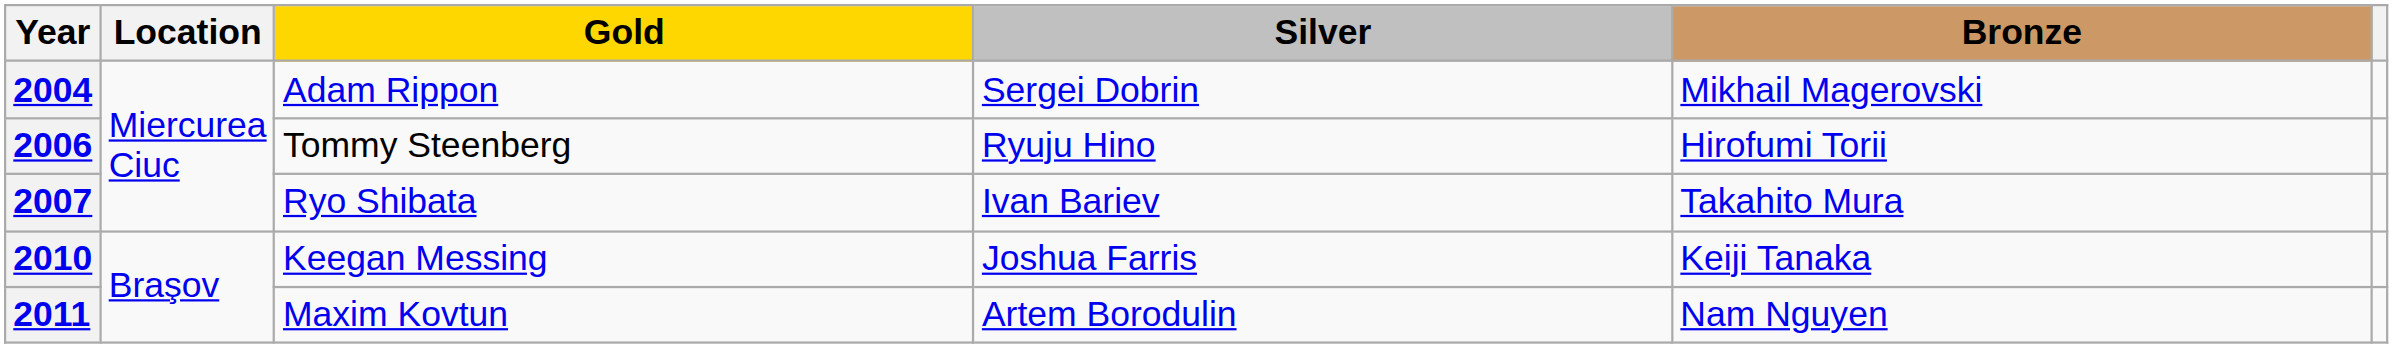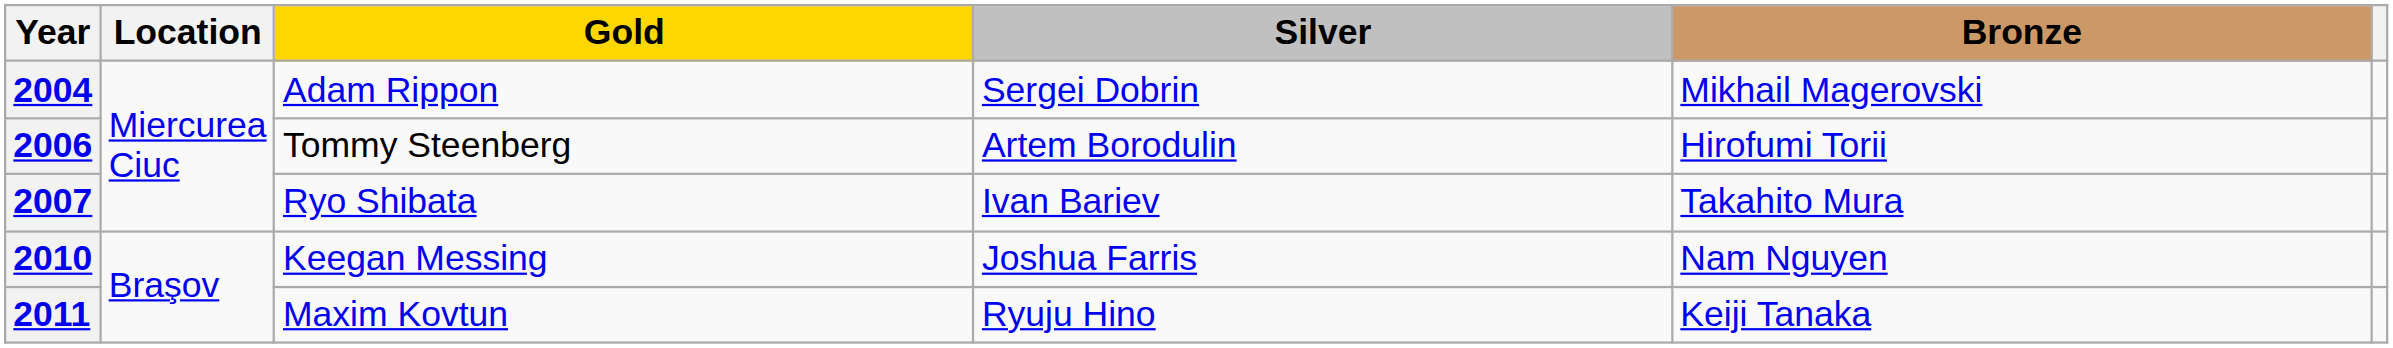(1069, 145) Ryuju Hino -> (1109, 145) Artem Borodulin
(1776, 257) Keiji Tanaka -> (1784, 257) Nam Nguyen
(1109, 314) Artem Borodulin -> (1069, 314) Ryuju Hino
(1784, 314) Nam Nguyen -> (1776, 314) Keiji Tanaka
